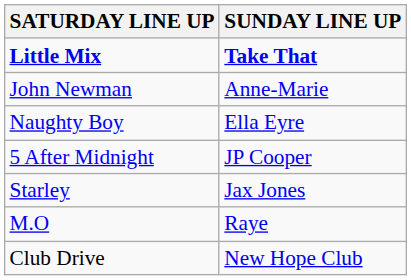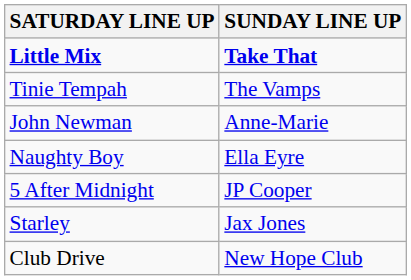+ row: (68, 88)
- row: (29, 223)
